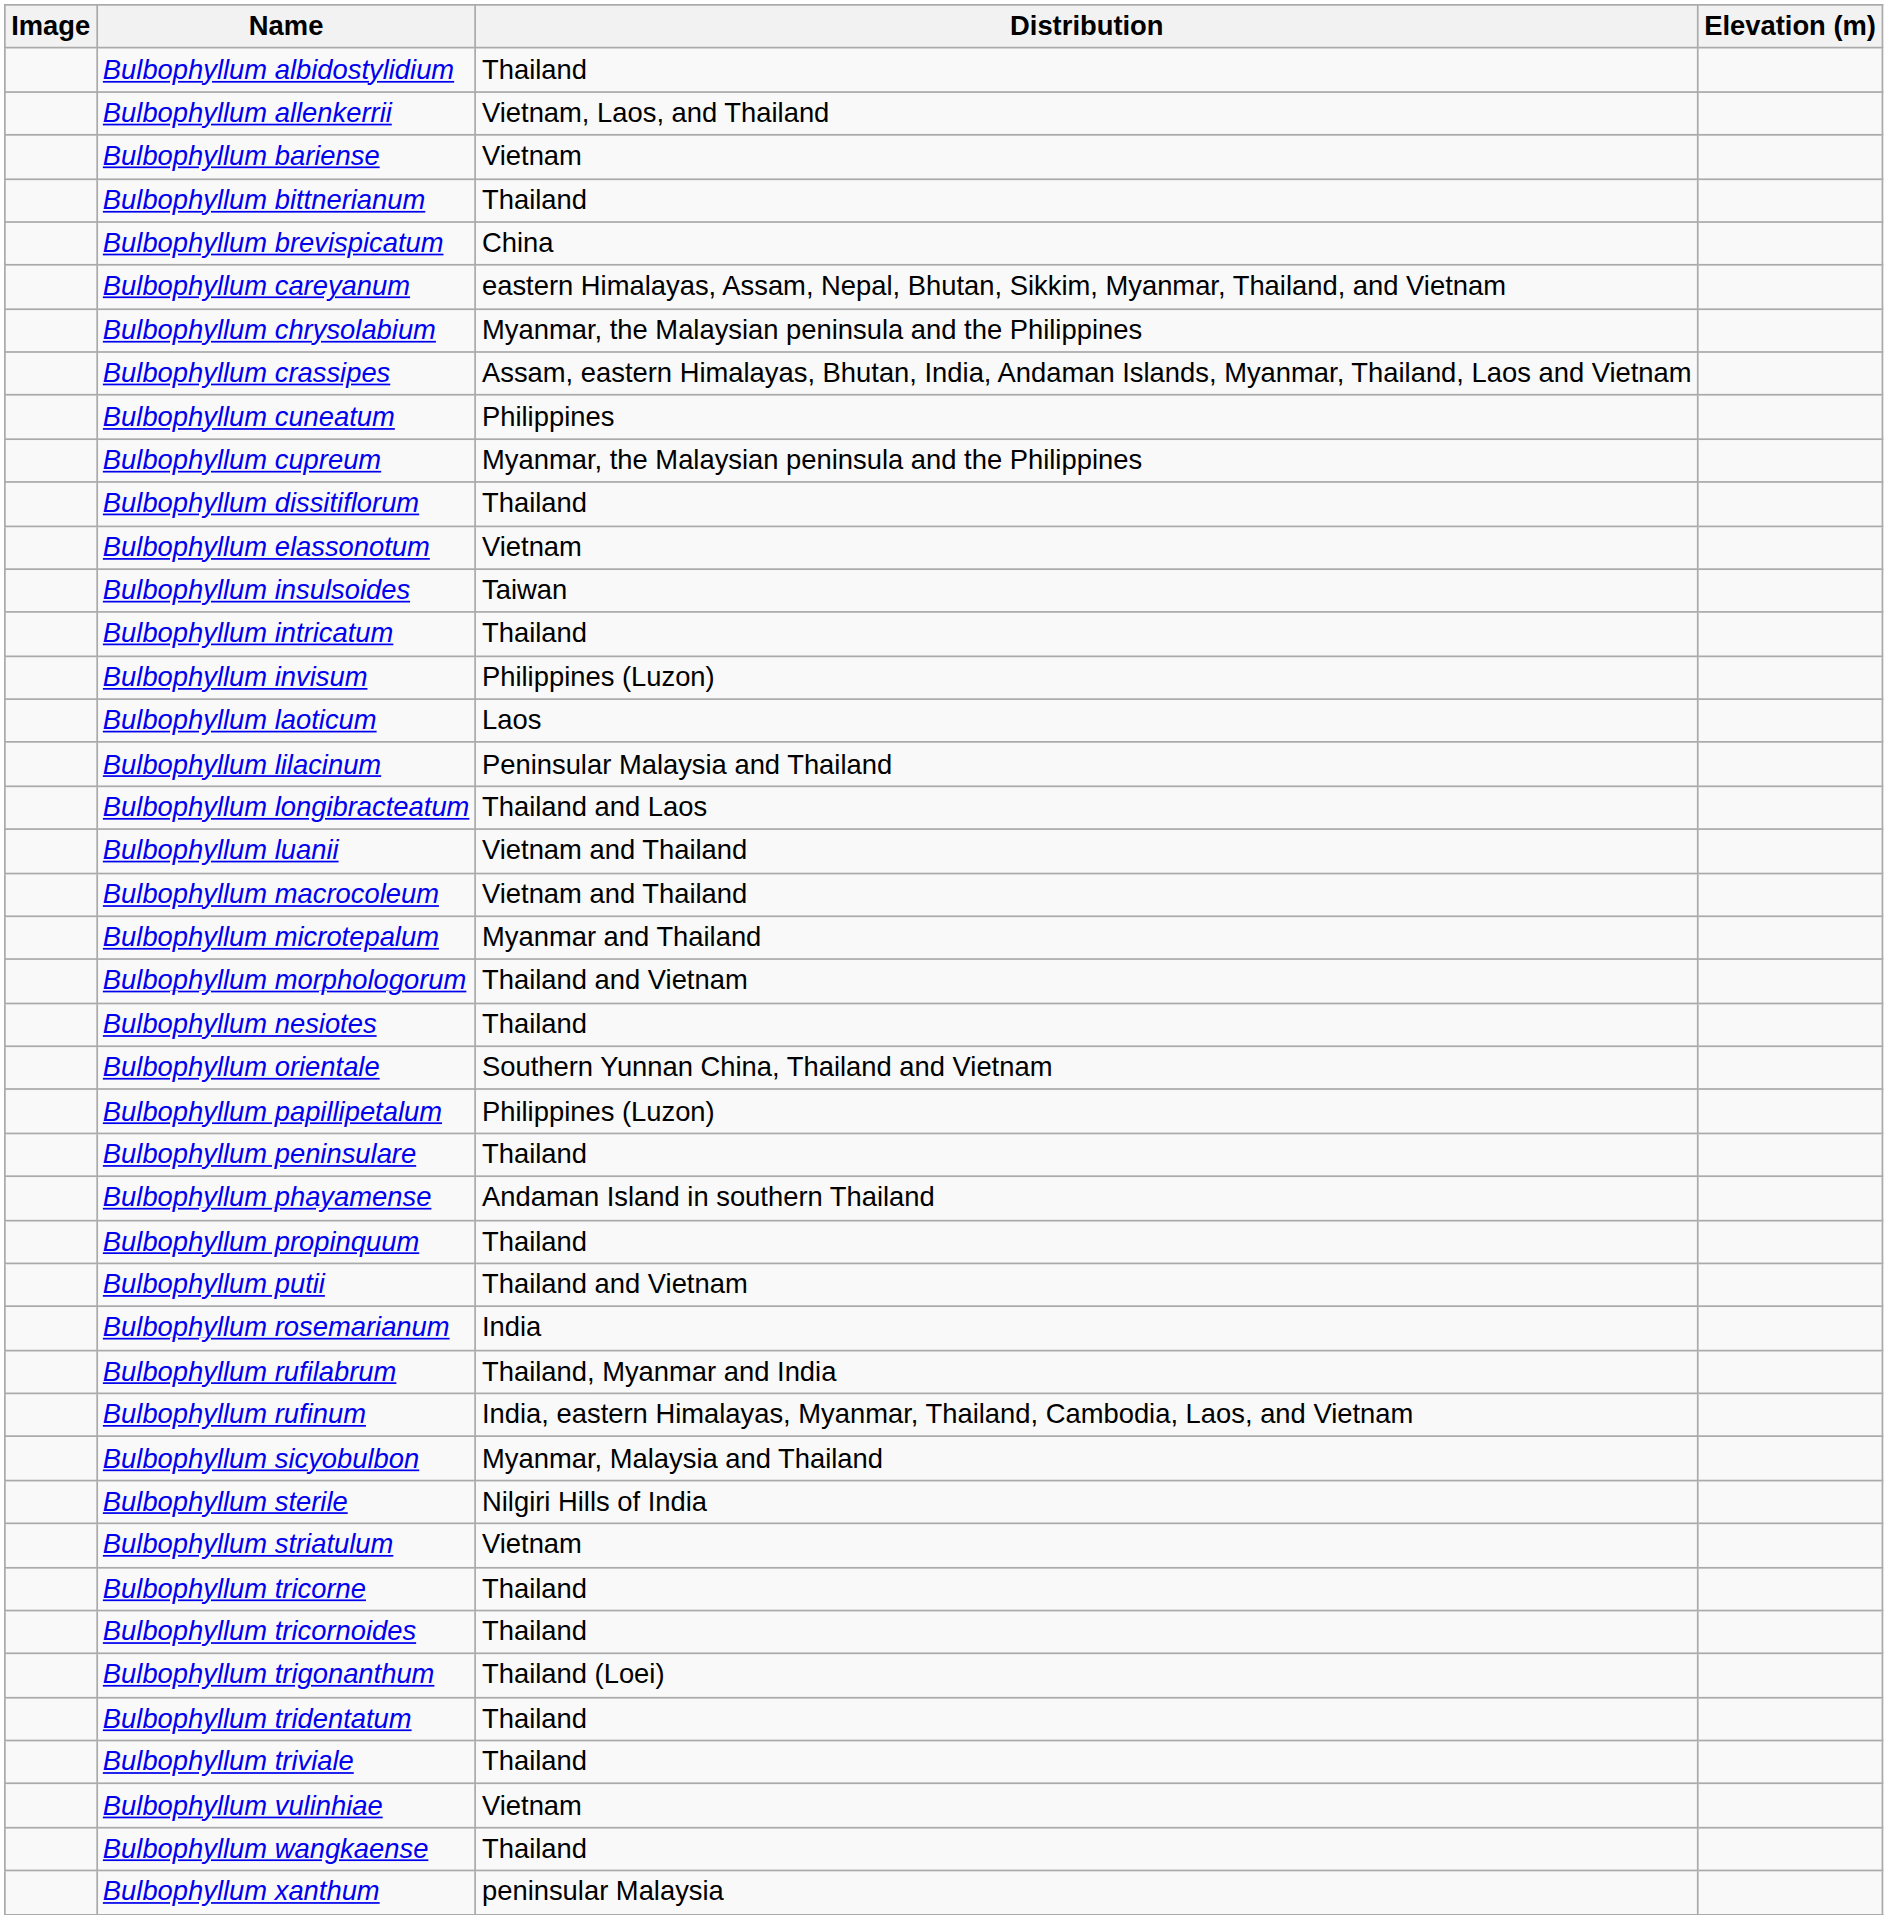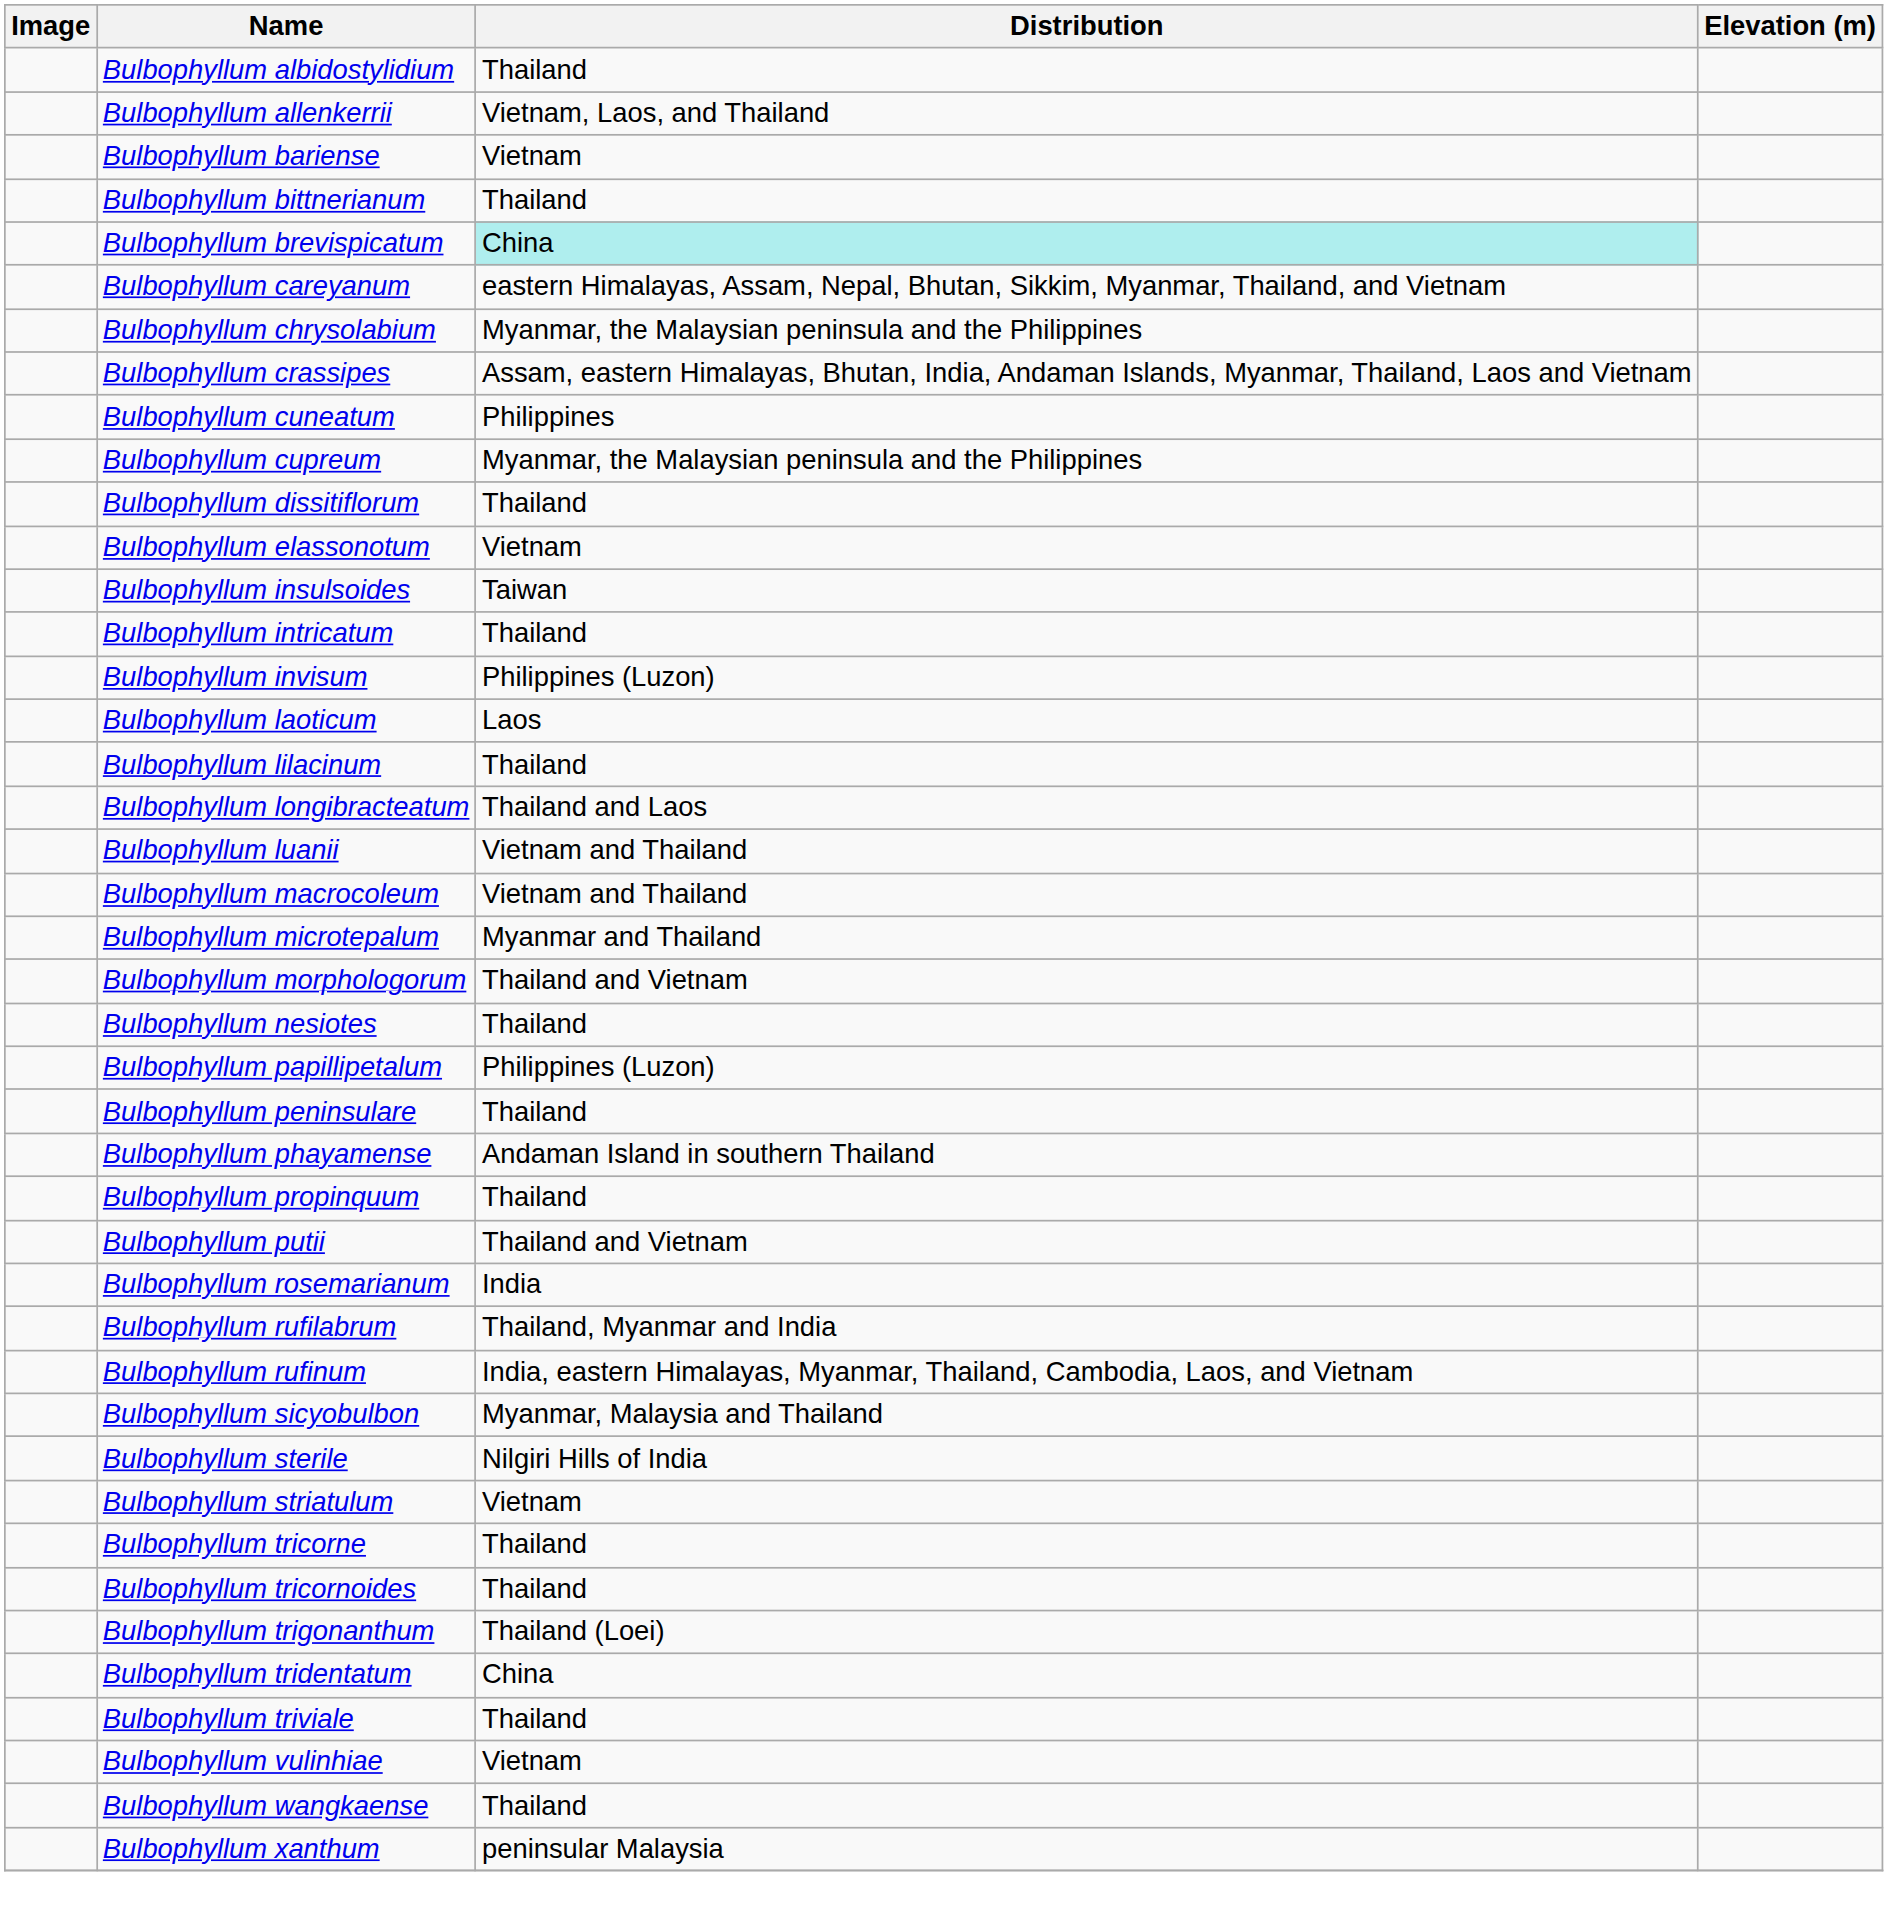(518, 243) no background -> (518, 243) paleturquoise background
(687, 763) Peninsular Malaysia and Thailand -> (534, 763) Thailand
- row: (241, 1067)
(534, 1718) Thailand -> (518, 1675) China
